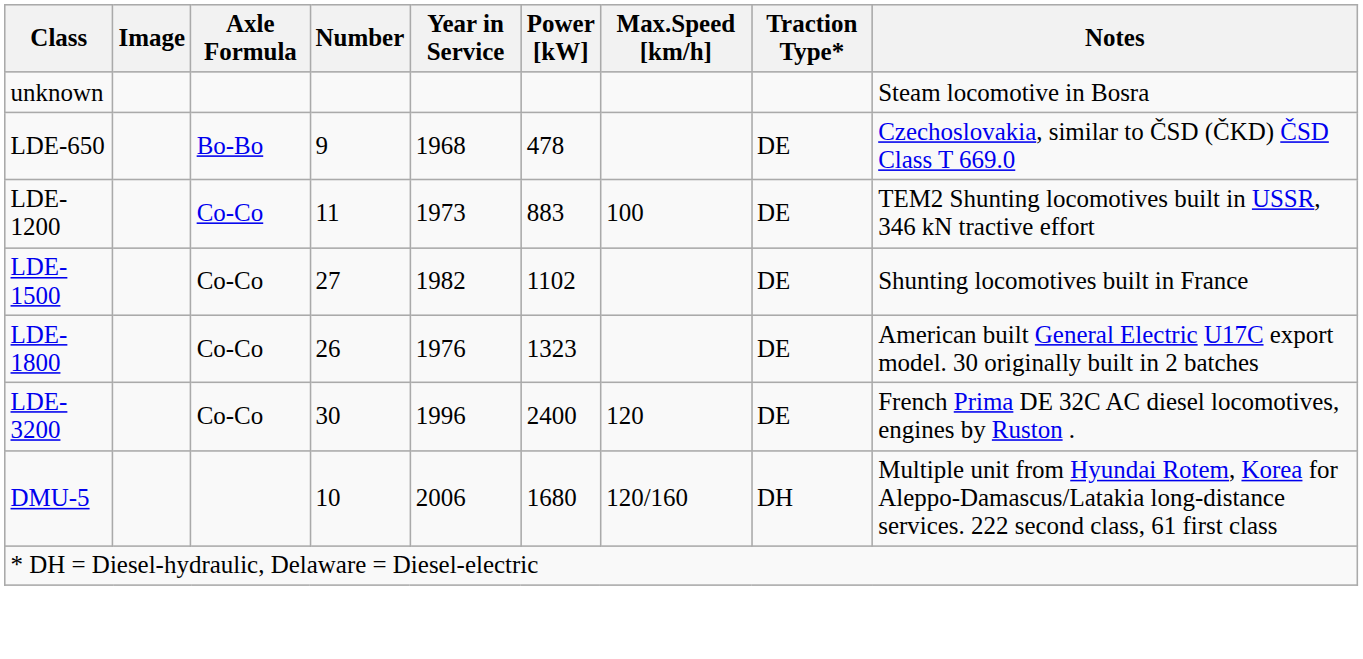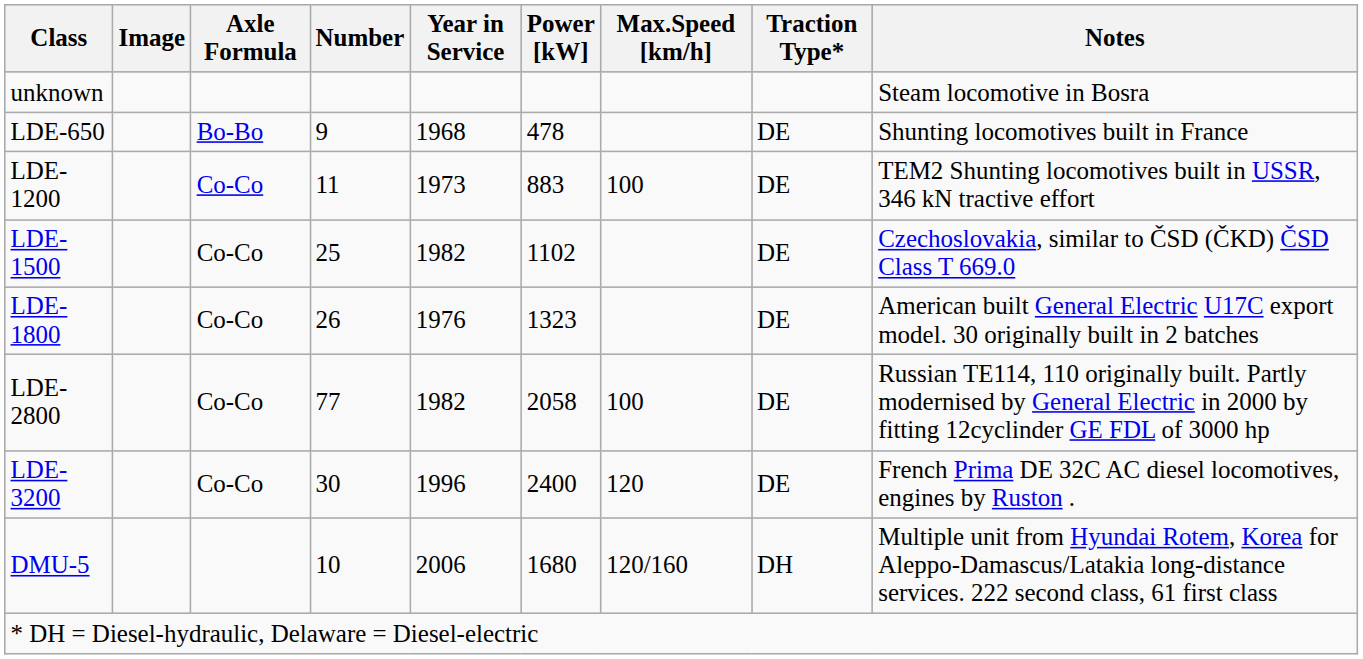(1104, 145) Czechoslovakia, similar to ČSD (ČKD) ČSD Class T 669.0 -> (1063, 131) Shunting locomotives built in France
(328, 280) 27 -> (328, 252) 25
(1063, 280) Shunting locomotives built in France -> (1104, 252) Czechoslovakia, similar to ČSD (ČKD) ČSD Class T 669.0
+ row: (39, 402)
